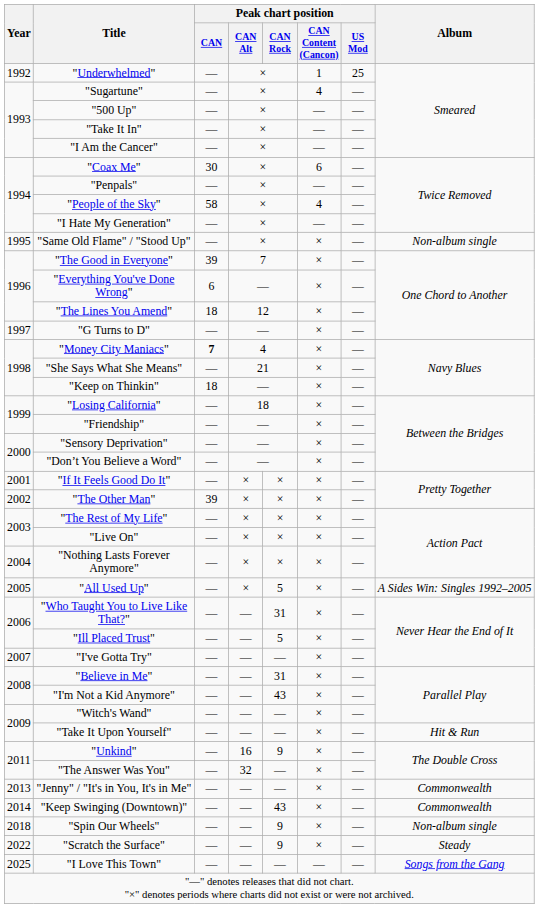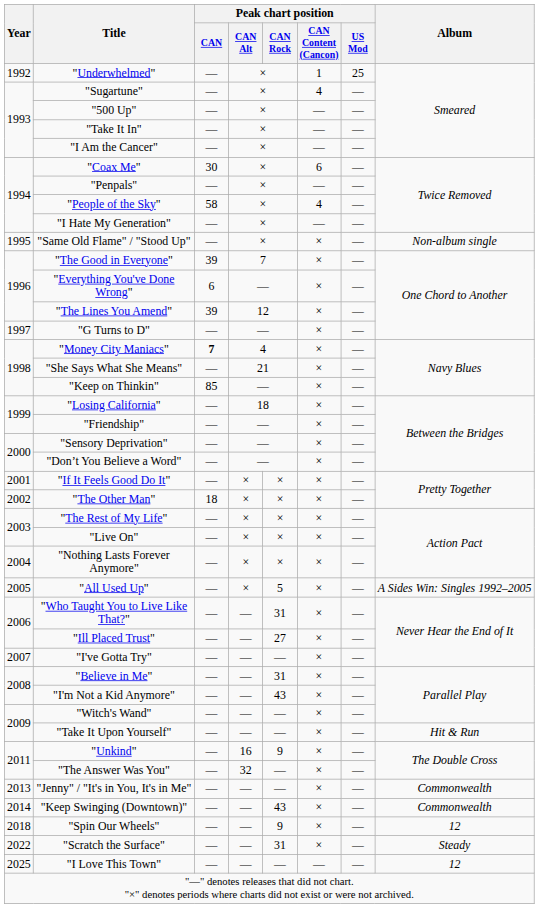(212, 311) 18 -> (212, 311) 39
(212, 386) 18 -> (212, 386) 85
(212, 499) 39 -> (212, 499) 18
(280, 638) 5 -> (280, 638) 27
(455, 826) Non-album single -> (455, 826) 12
(280, 845) 9 -> (280, 845) 31
(455, 863) Songs from the Gang -> (455, 863) 12
